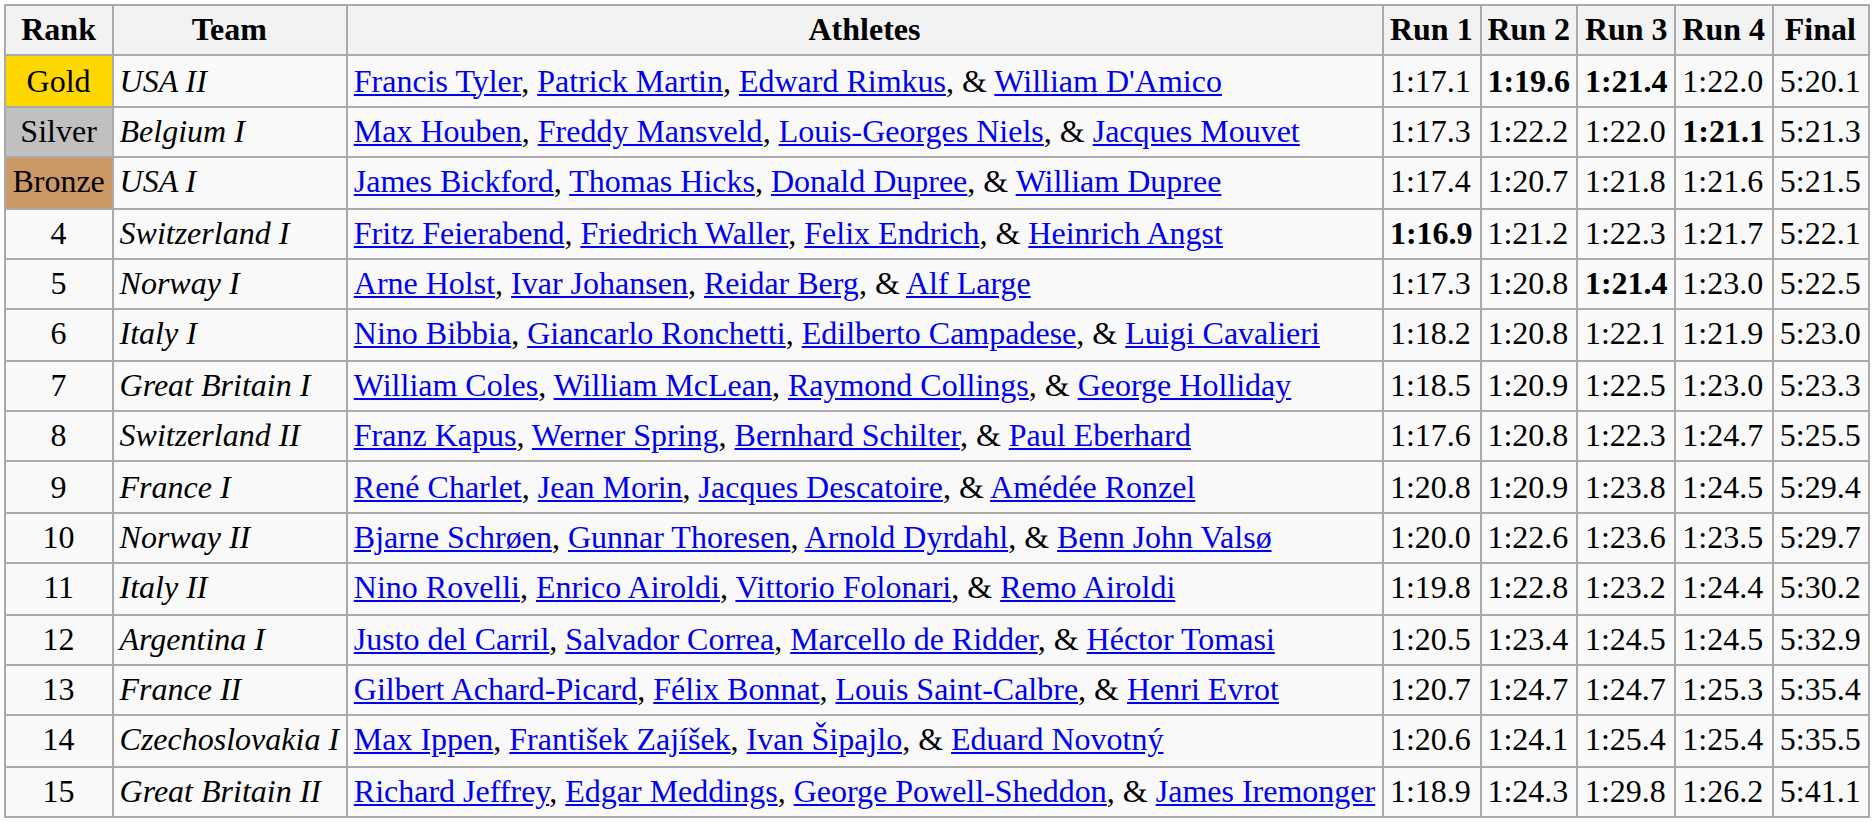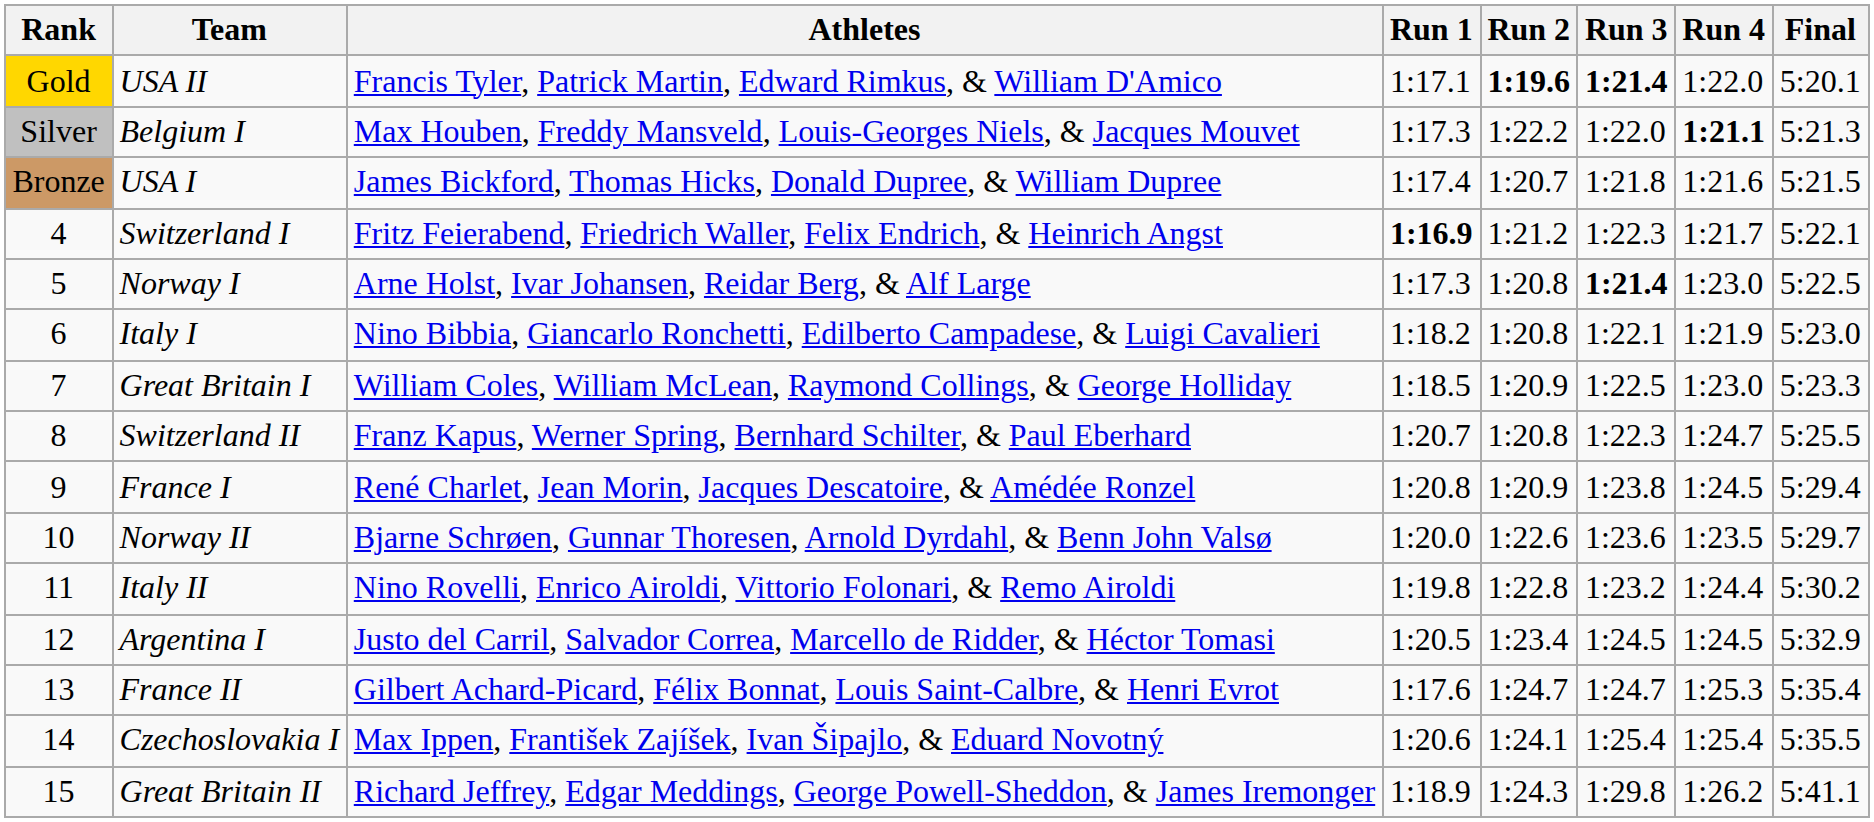(1430, 435) 1:17.6 -> (1430, 435) 1:20.7
(1430, 689) 1:20.7 -> (1430, 689) 1:17.6
